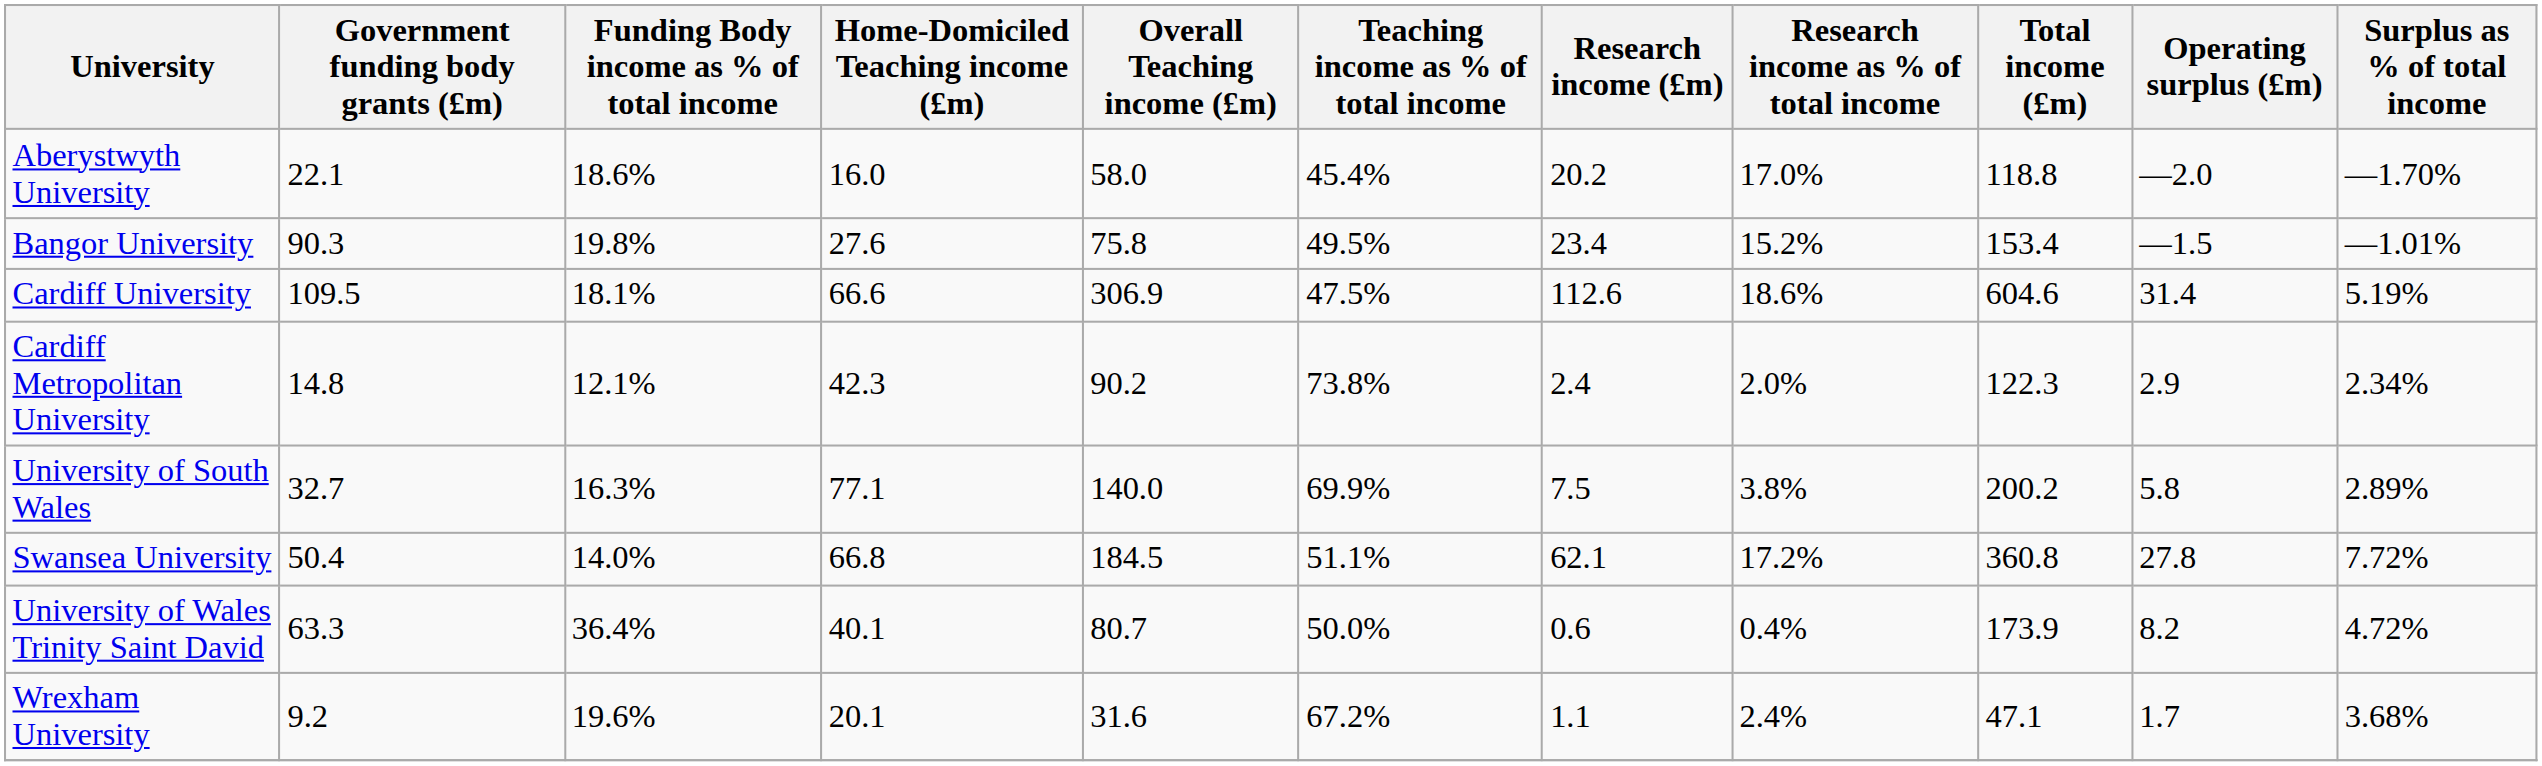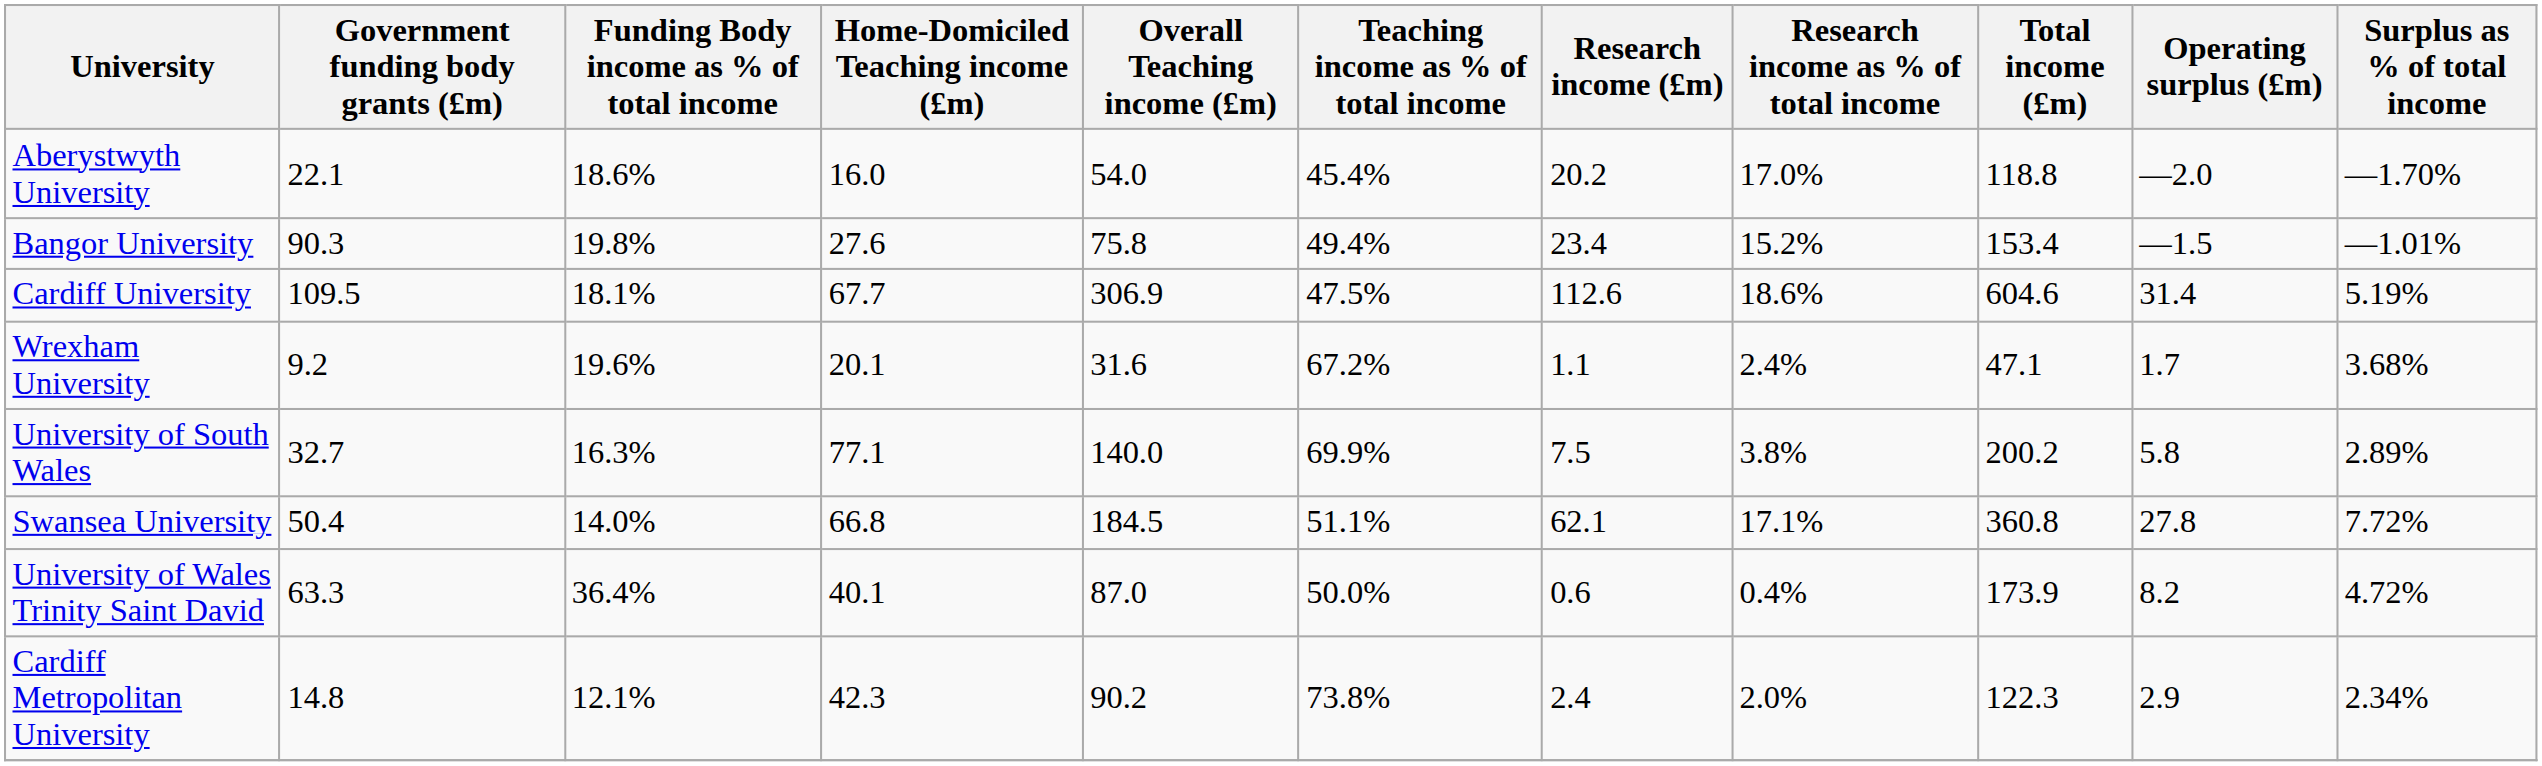(1119, 173) 58.0 -> (1119, 173) 54.0
(1348, 242) 49.5% -> (1348, 242) 49.4%
(857, 294) 66.6 -> (857, 294) 67.7
rows swapped: (97, 382) <-> (81, 716)
(1781, 558) 17.2% -> (1781, 522) 17.1%
(1119, 628) 80.7 -> (1119, 591) 87.0
